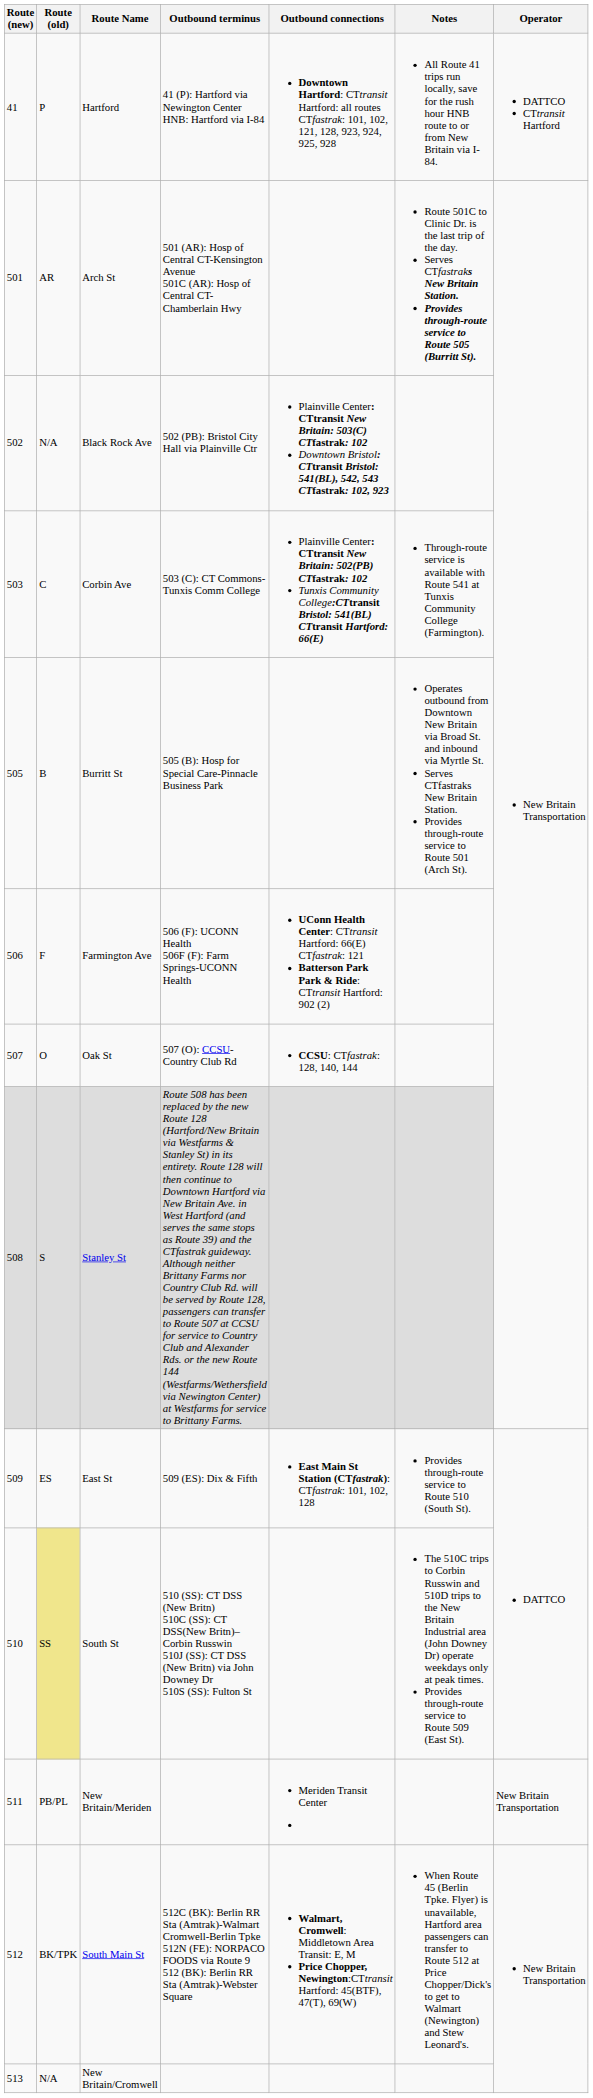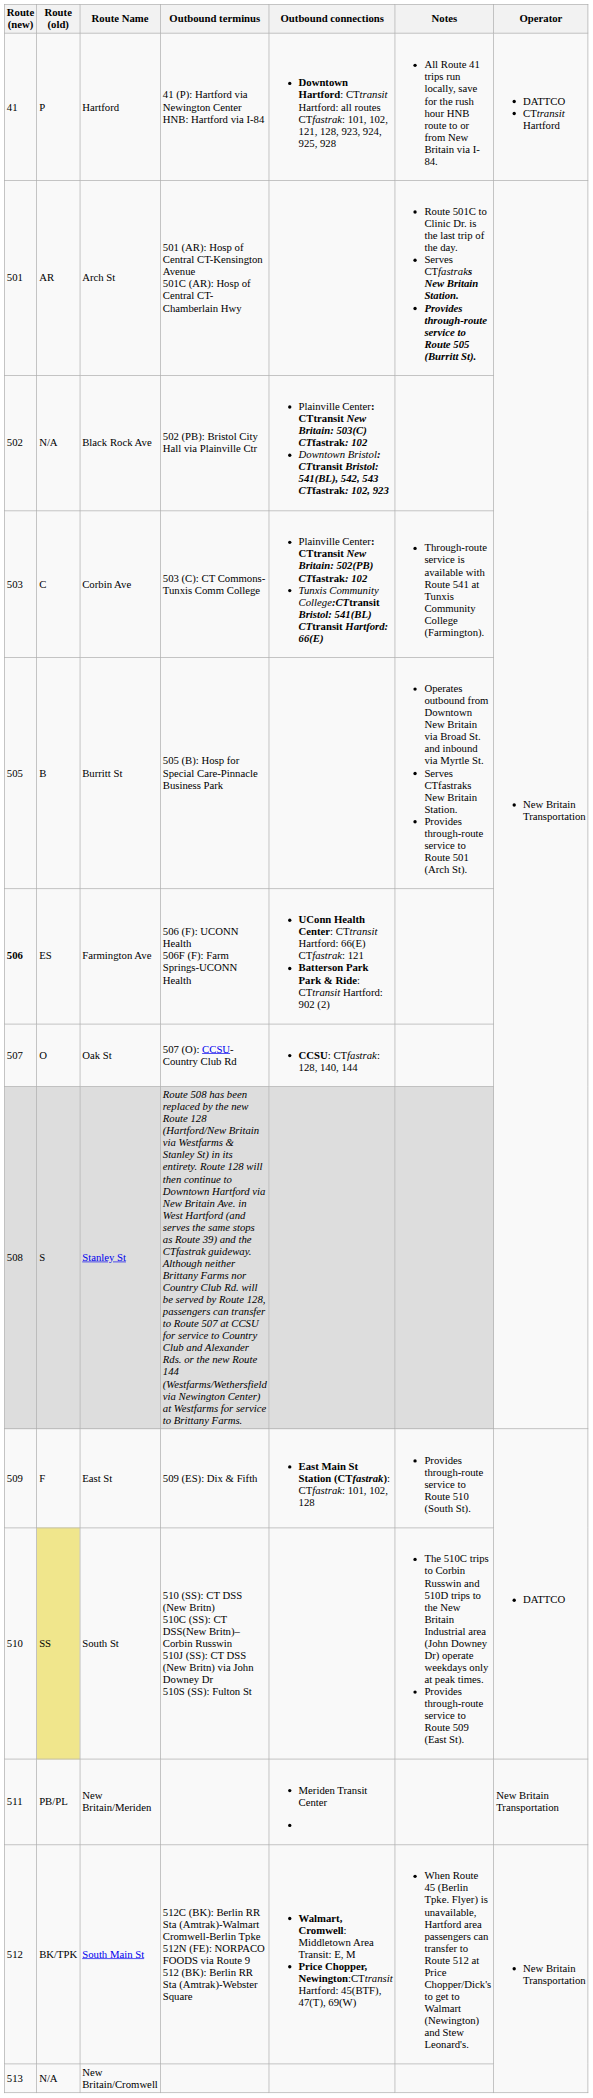(15, 956) normal -> (15, 956) bold
(42, 956) F -> (45, 956) ES
(45, 1478) ES -> (42, 1478) F
